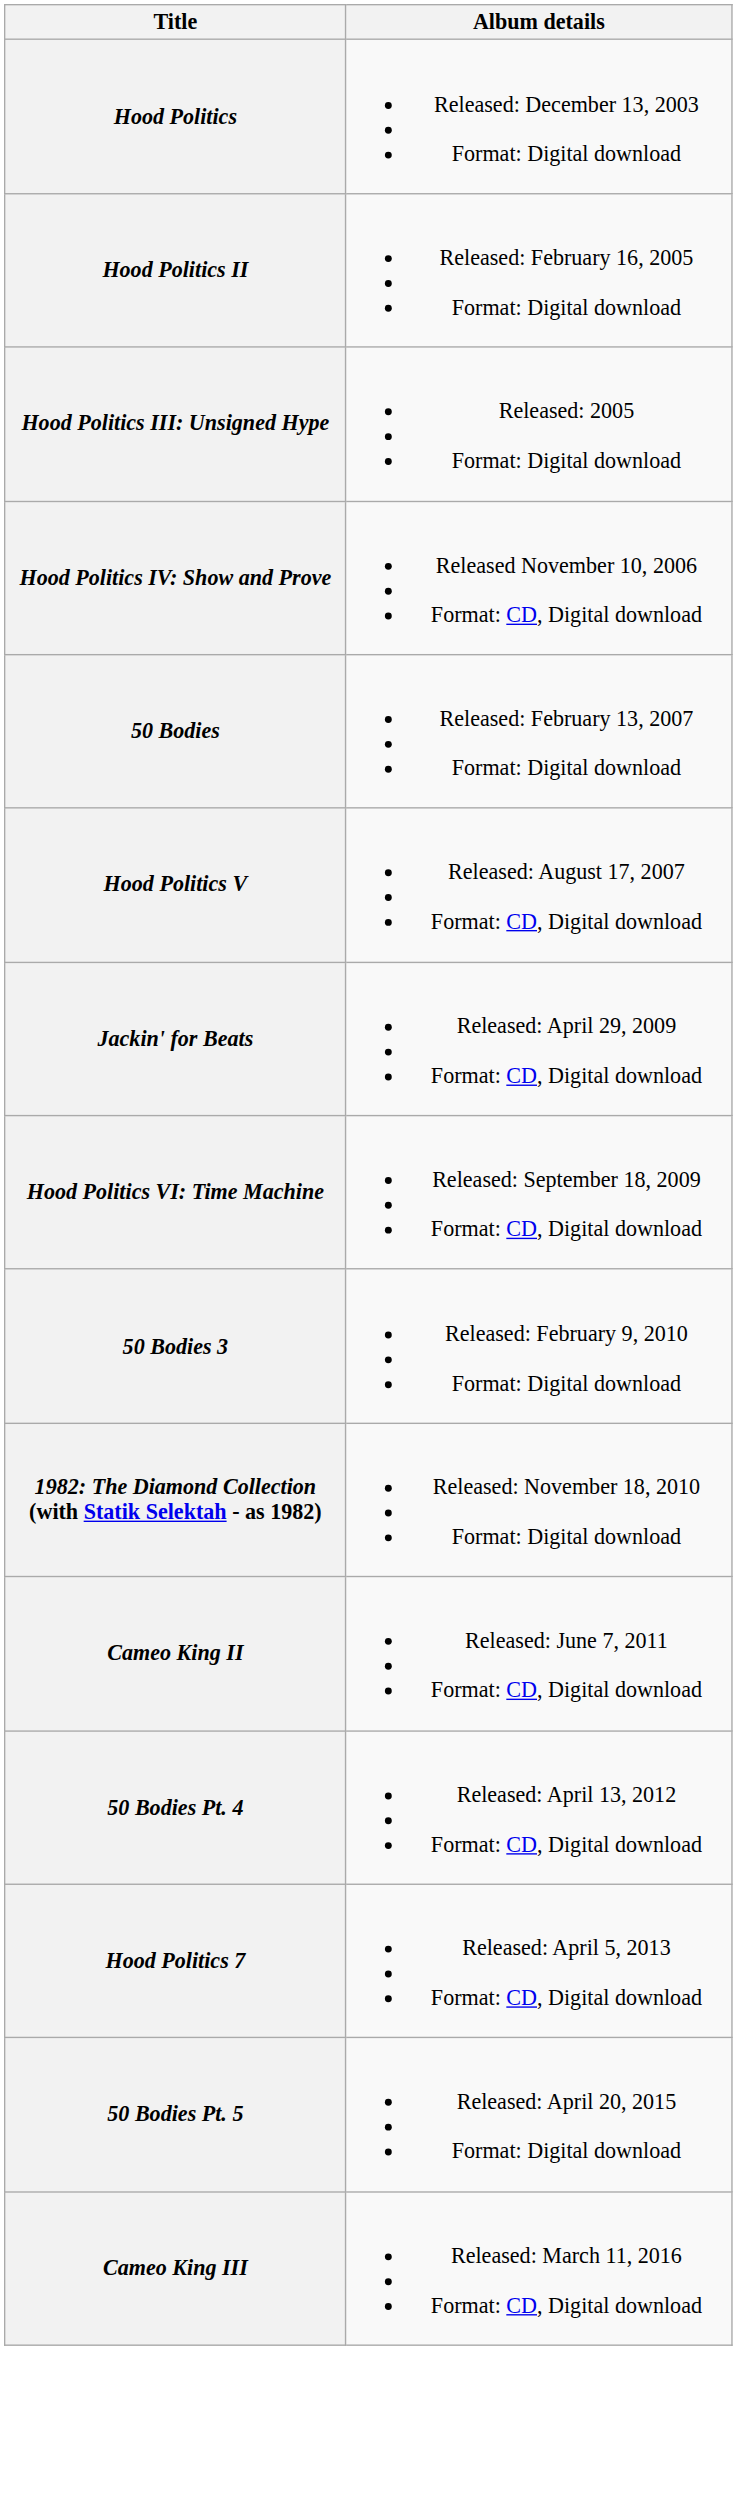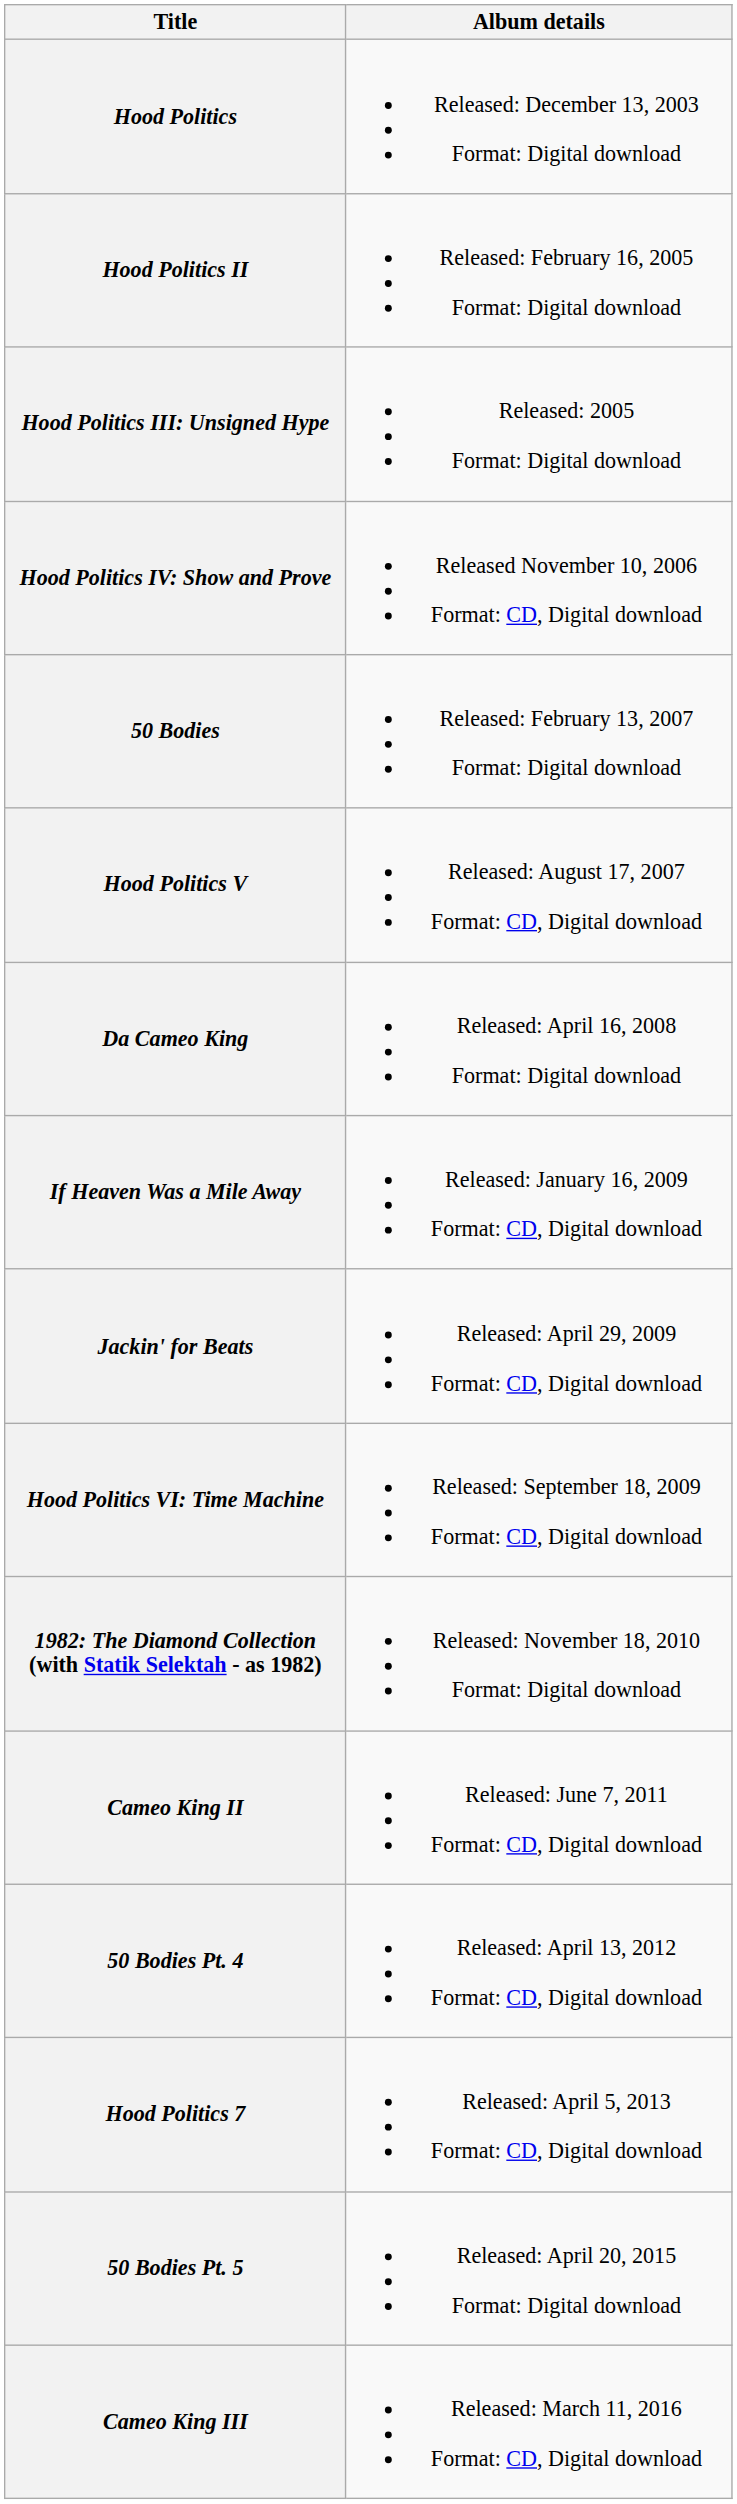+ row: (175, 1038)
+ row: (175, 1192)
- row: (175, 1345)
